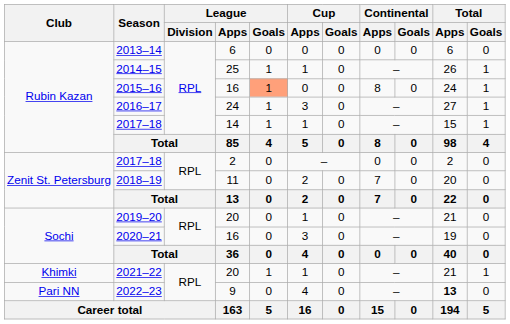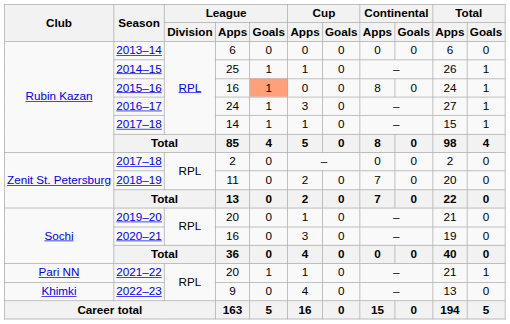(59, 273) Khimki -> (59, 273) Pari NN
(59, 291) Pari NN -> (59, 291) Khimki
(450, 291) bold -> (450, 291) normal
